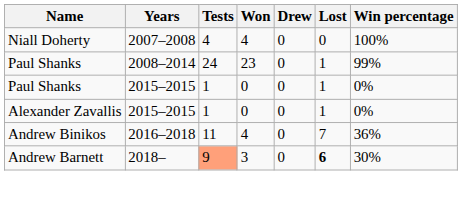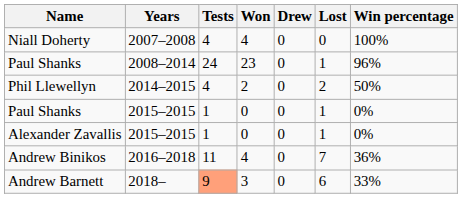(367, 63) 99% -> (367, 63) 96%
+ row: (52, 87)
(322, 157) bold -> (322, 181) normal
(367, 157) 30% -> (367, 181) 33%
